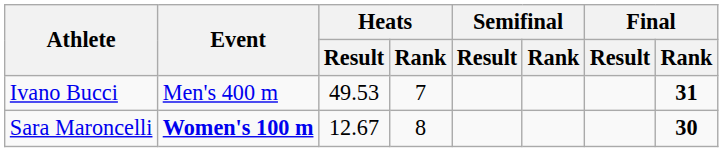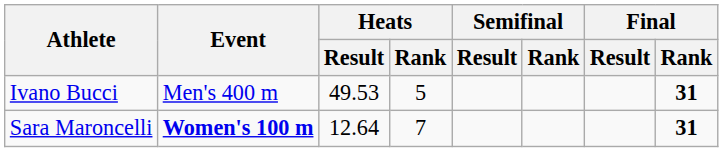(420, 92) 7 -> (420, 92) 5
(354, 127) 12.67 -> (354, 127) 12.64
(420, 127) 8 -> (420, 127) 7
(686, 127) 30 -> (686, 127) 31
